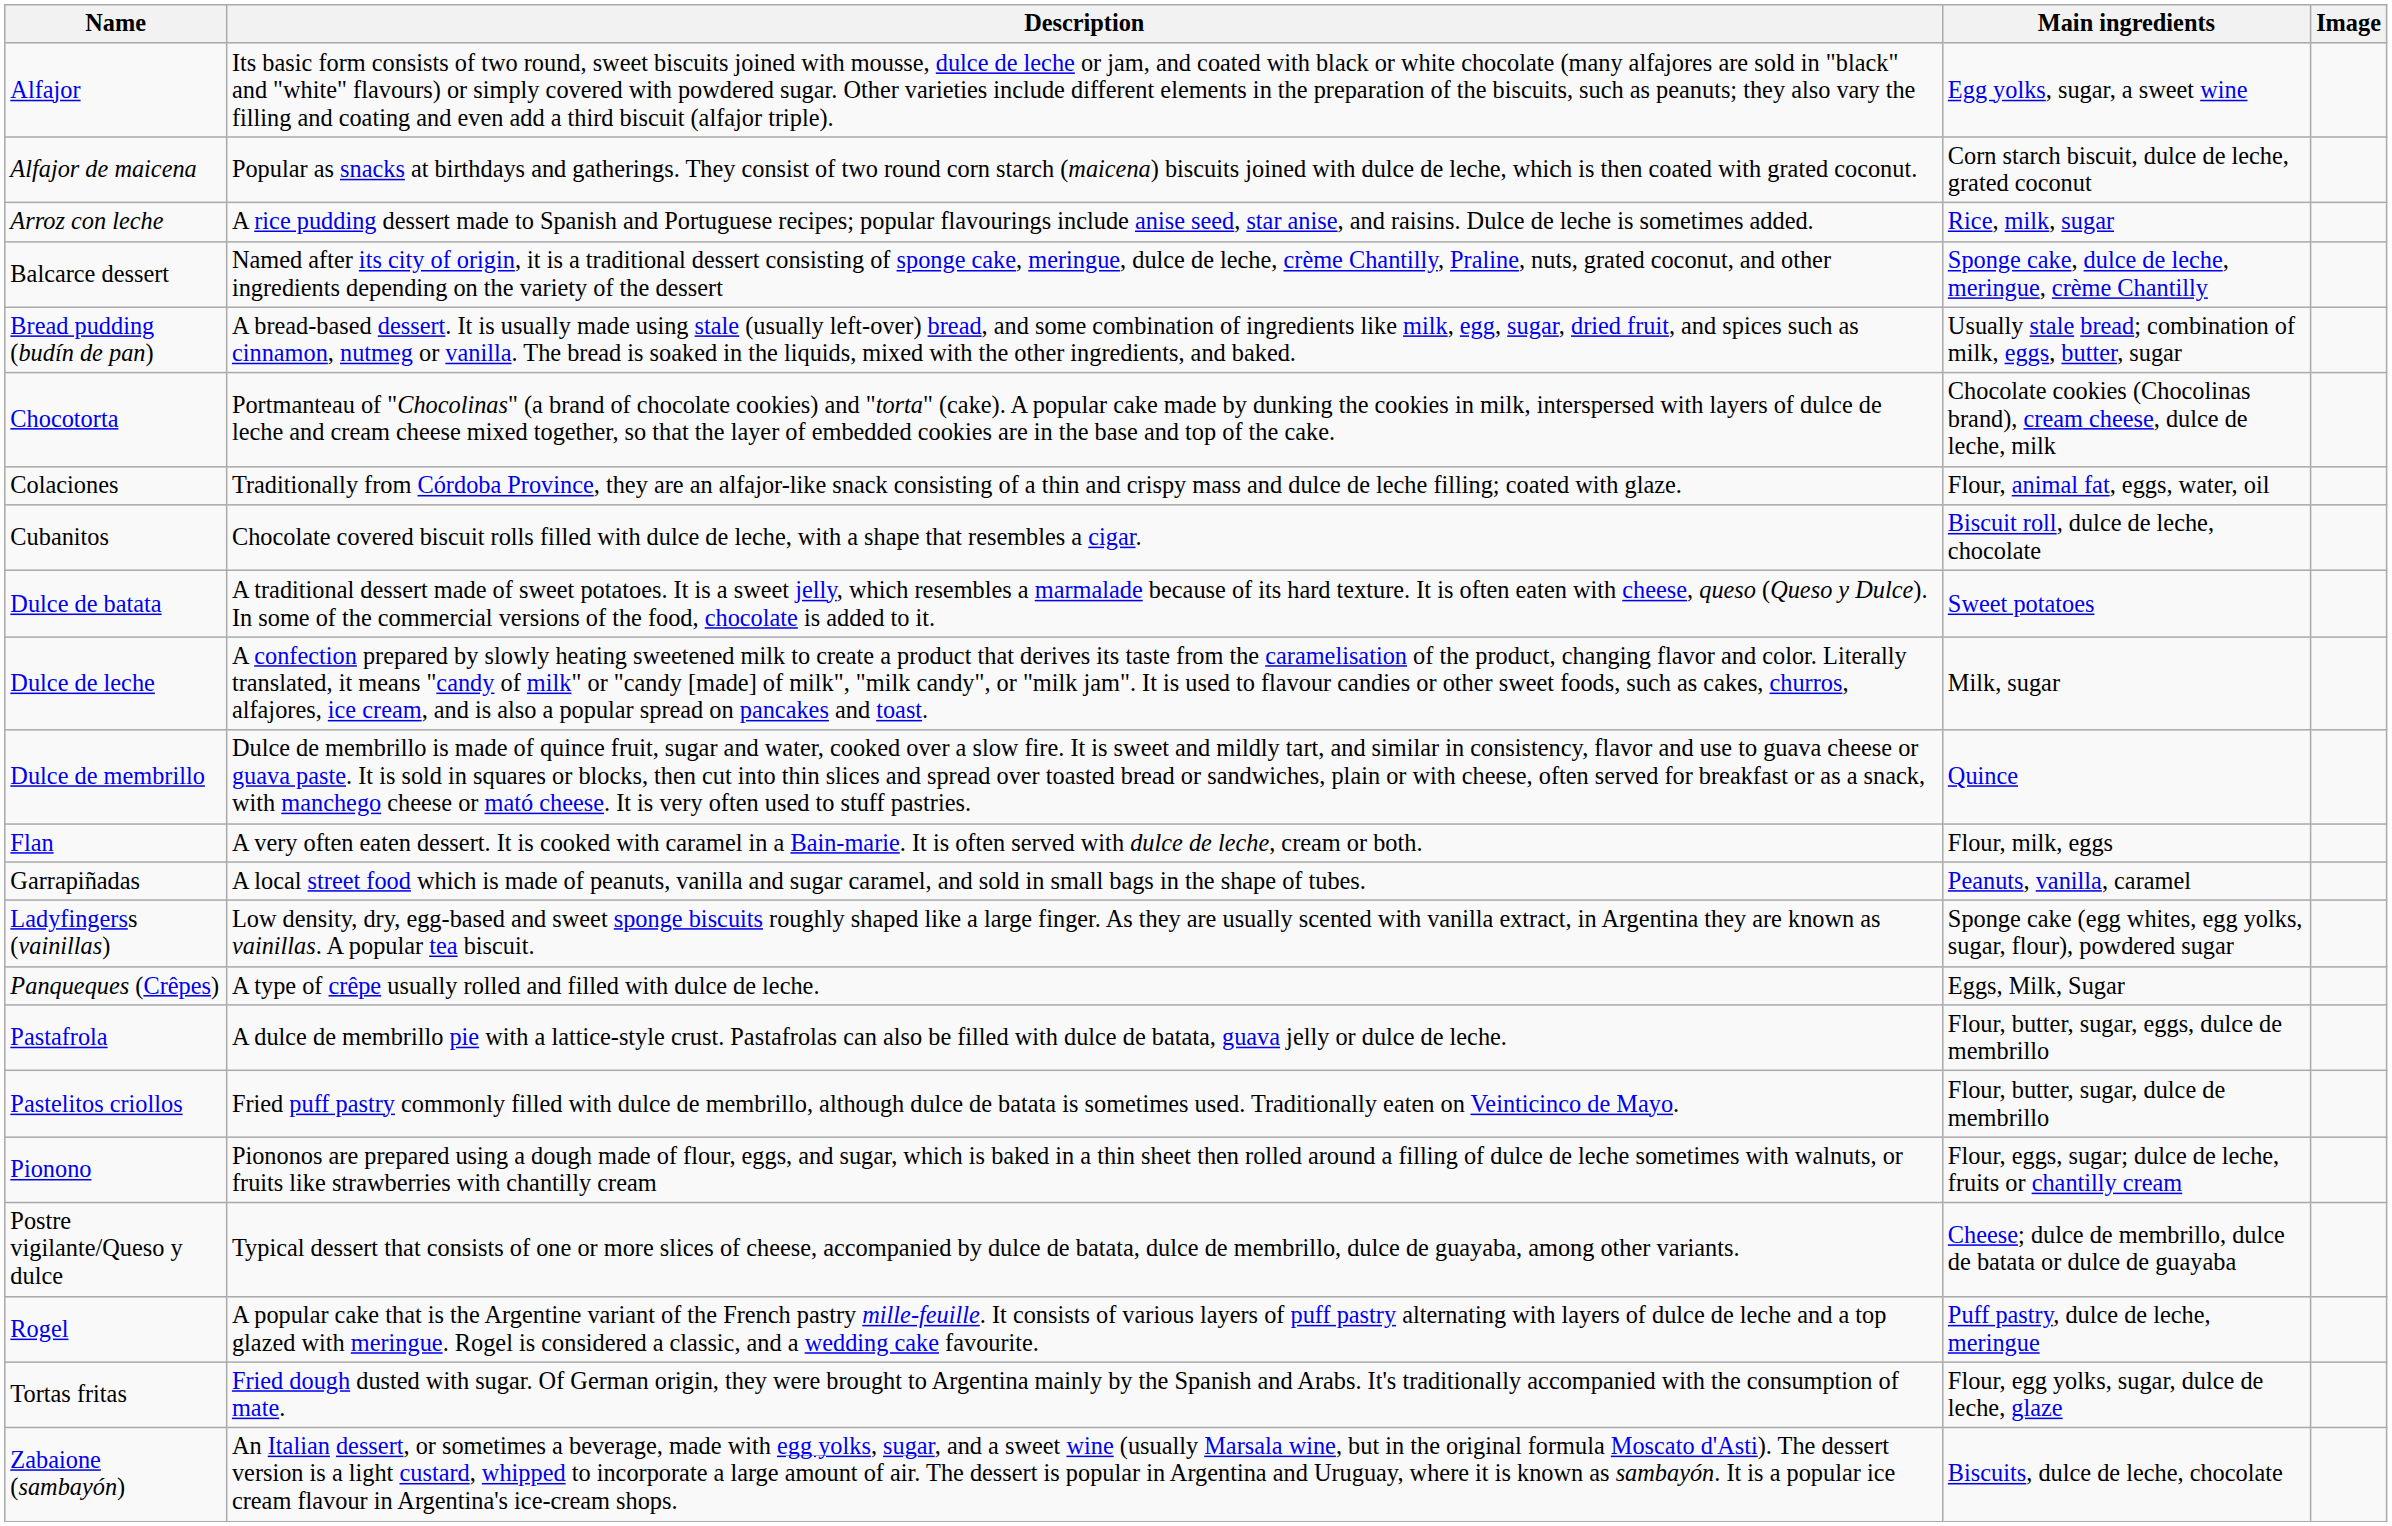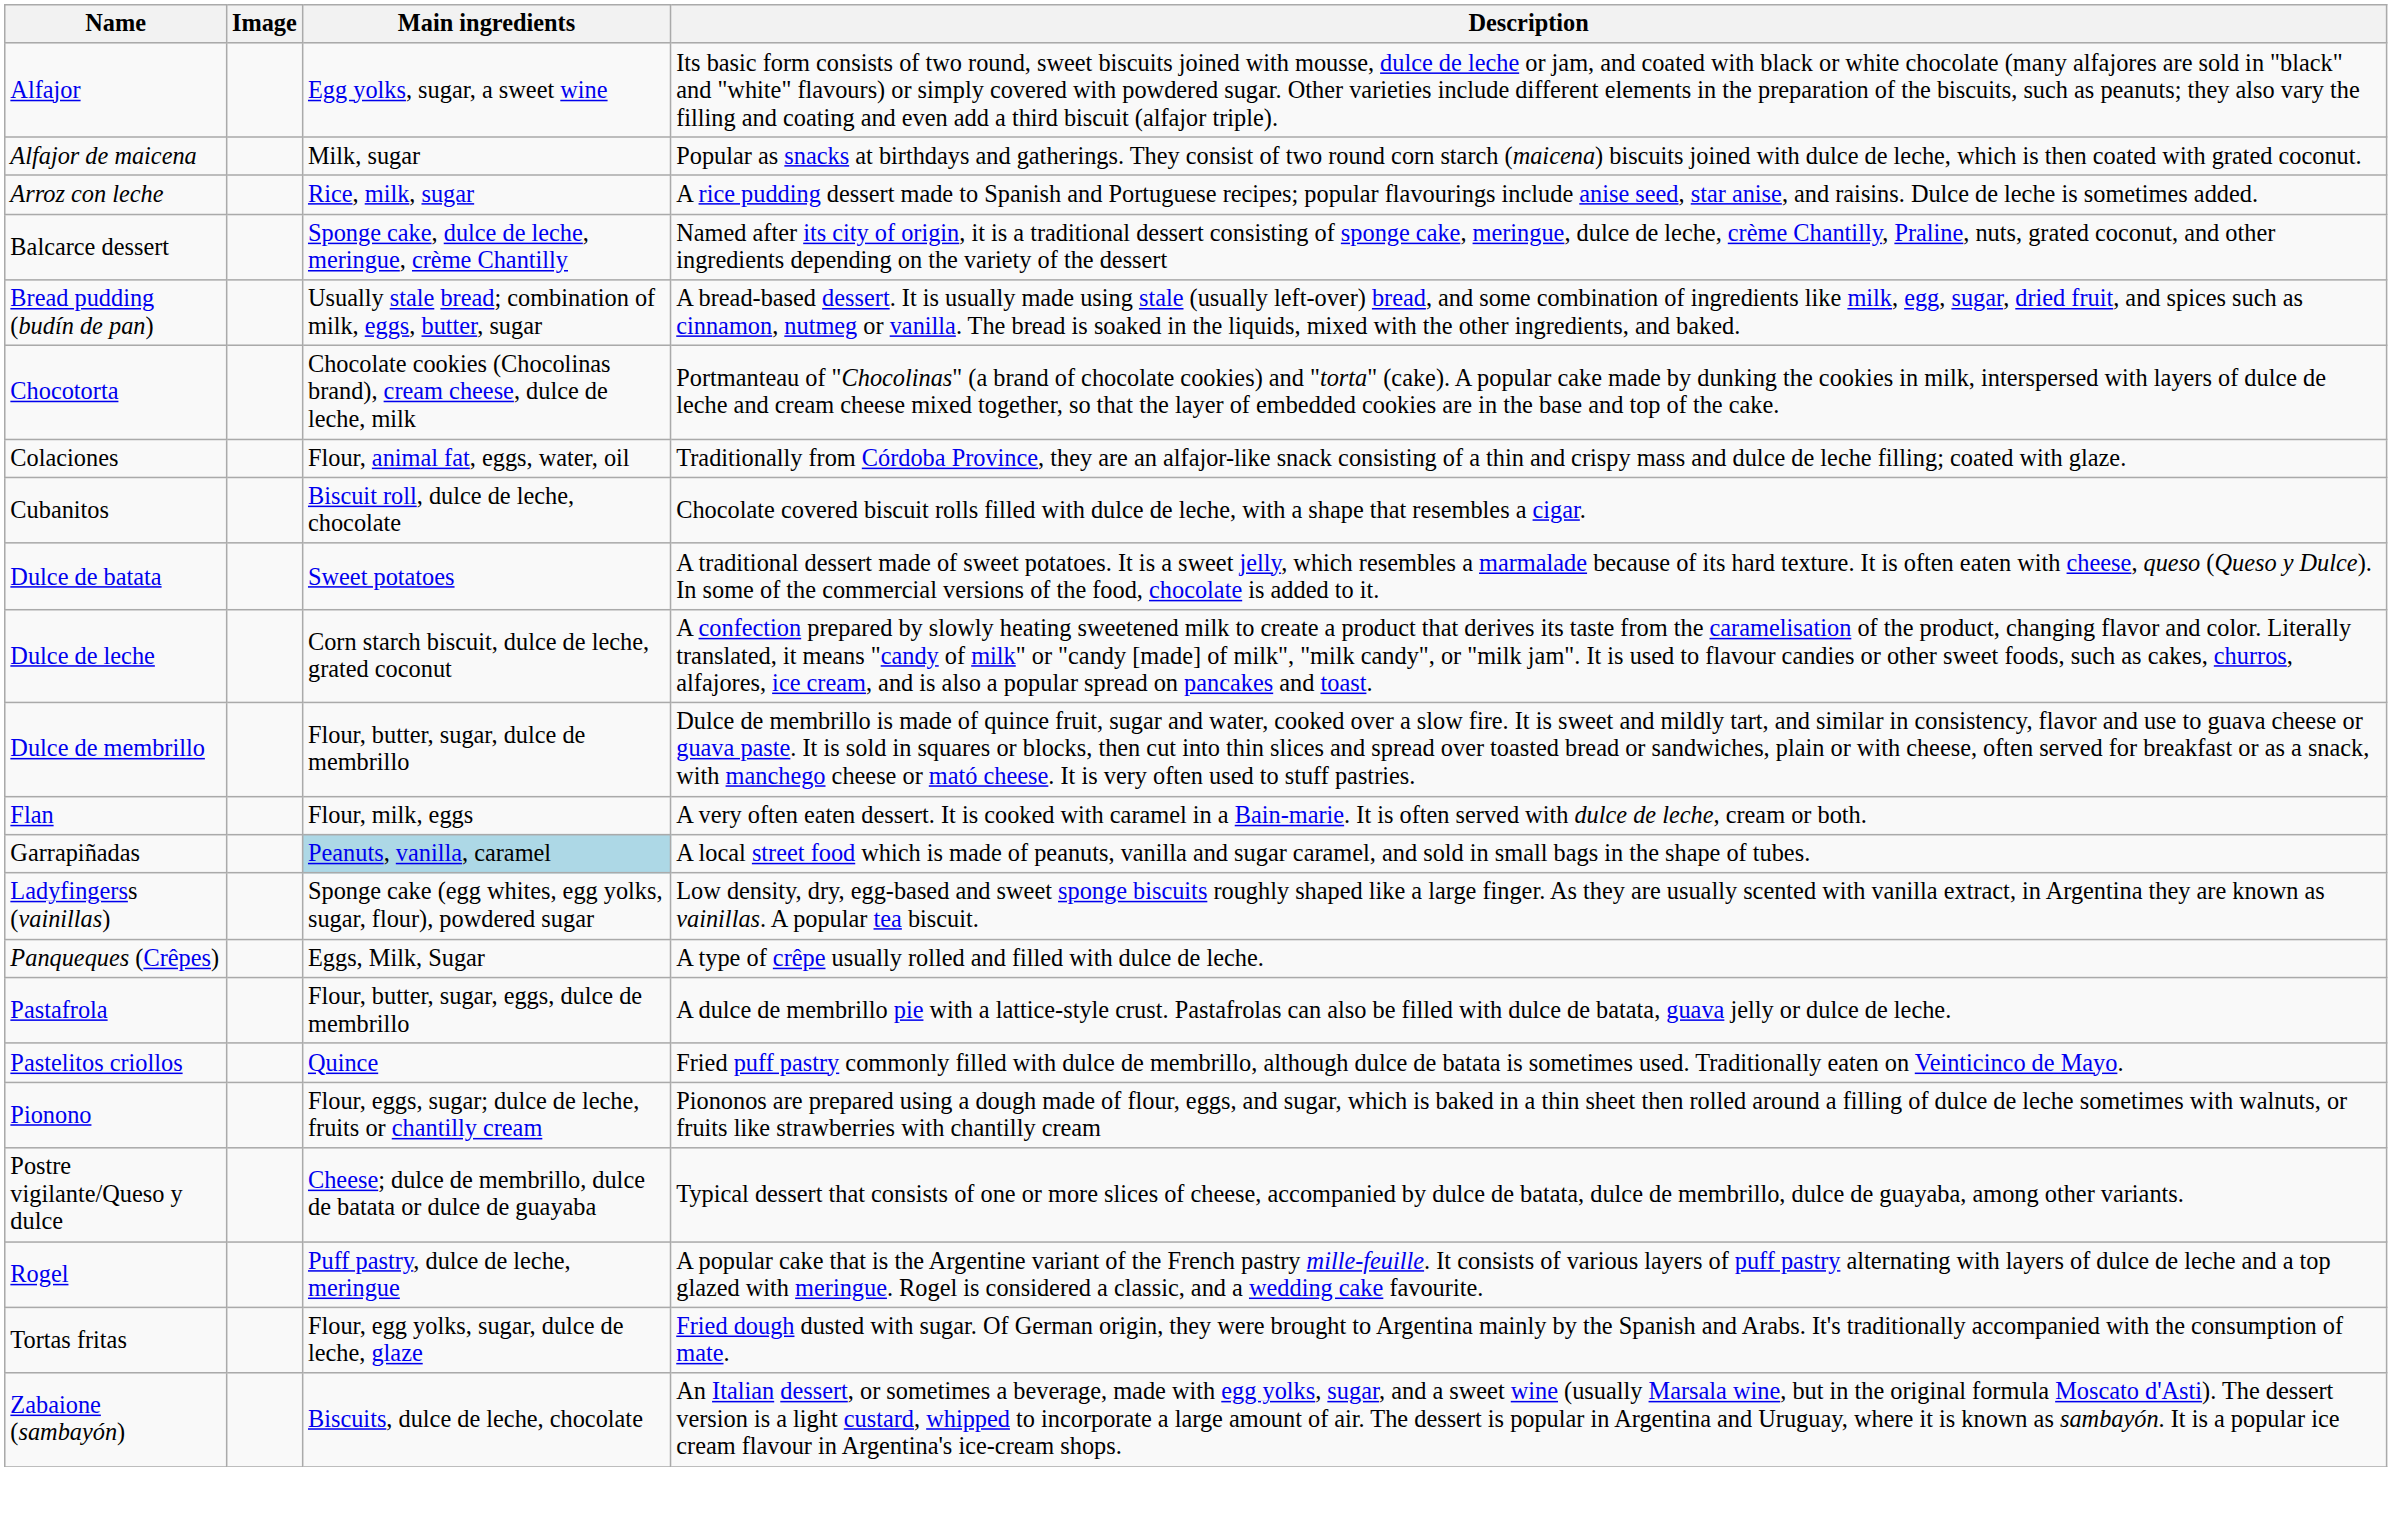columns swapped: (2349, 23) <-> (1084, 23)
(2118, 169) Corn starch biscuit, dulce de leche, grated coconut -> (364, 155) Milk, sugar
(2004, 683) Milk, sugar -> (479, 655) Corn starch biscuit, dulce de leche, grated coconut
(1983, 776) Quince -> (447, 749) Flour, butter, sugar, dulce de membrillo
(2069, 880) no background -> (430, 853) lightblue background
(2087, 1103) Flour, butter, sugar, dulce de membrillo -> (343, 1062) Quince
